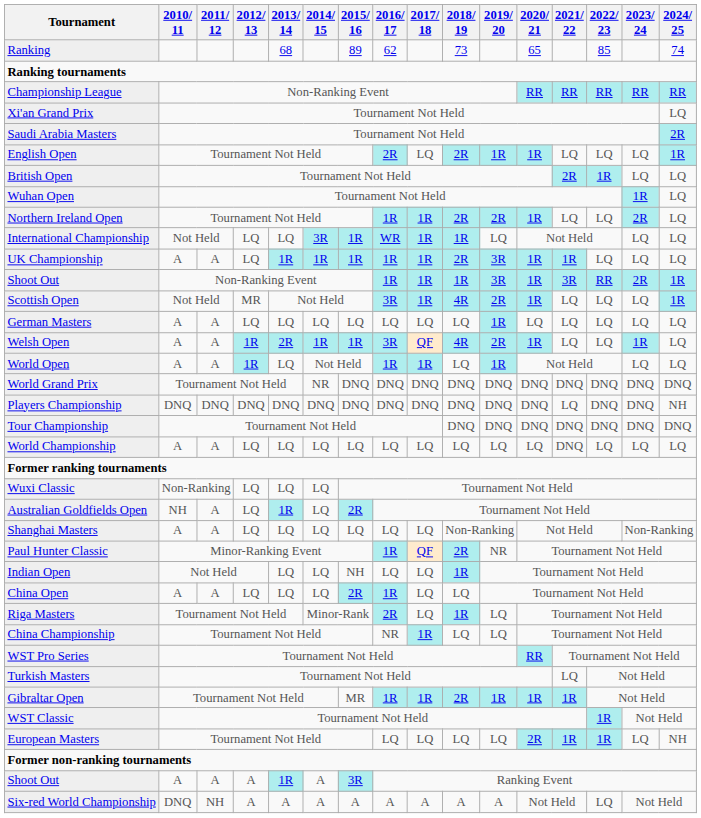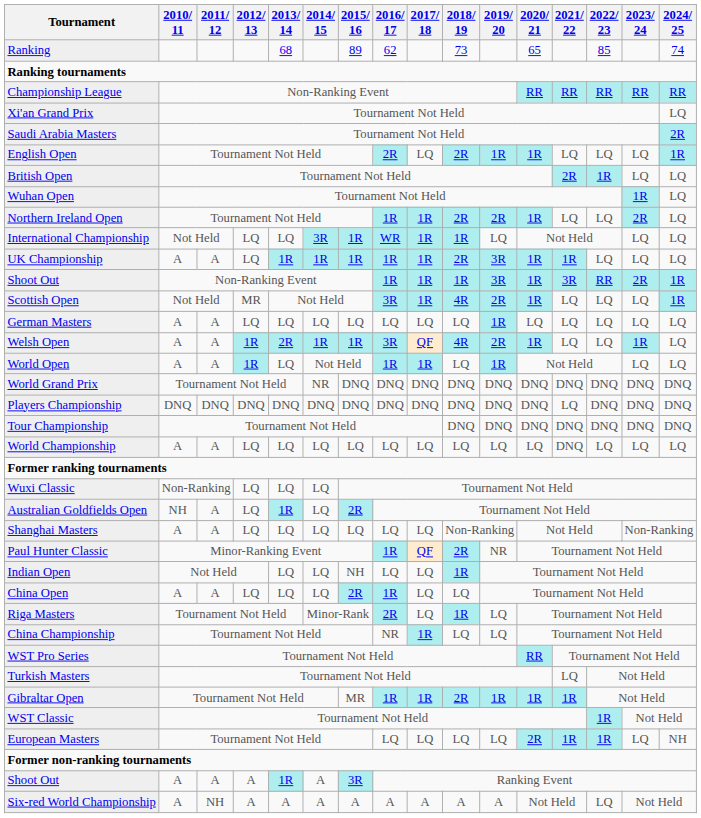(678, 405) NH -> (678, 405) DNQ
(178, 801) DNQ -> (178, 801) A
